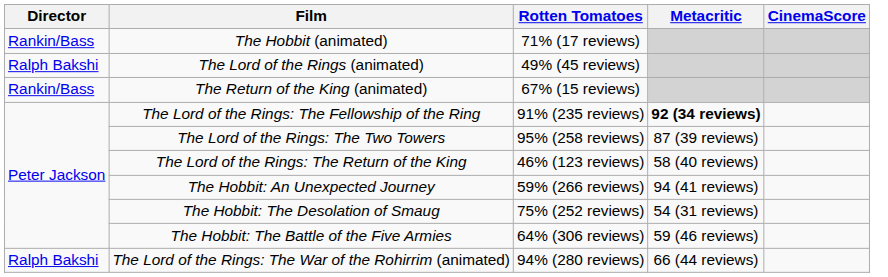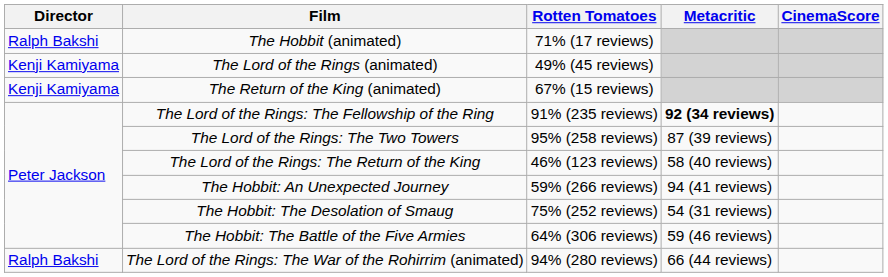(51, 41) Rankin/Bass -> (53, 41) Ralph Bakshi
(53, 65) Ralph Bakshi -> (64, 65) Kenji Kamiyama
(51, 89) Rankin/Bass -> (64, 89) Kenji Kamiyama
